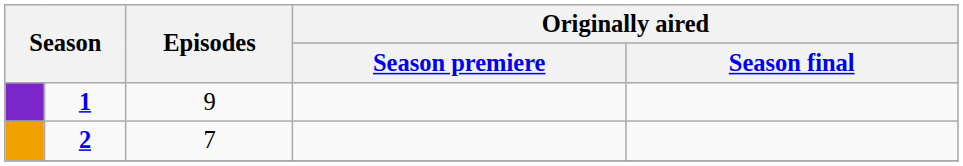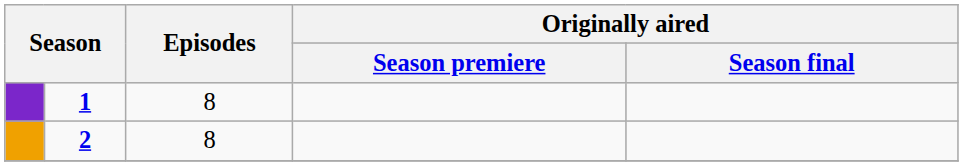(209, 101) 9 -> (209, 101) 8
(209, 140) 7 -> (209, 140) 8
